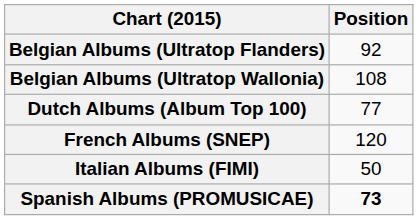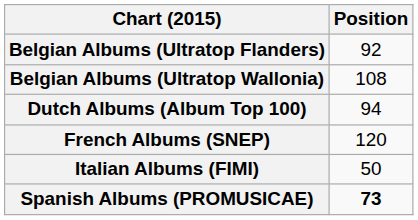(371, 109) 77 -> (371, 109) 94
